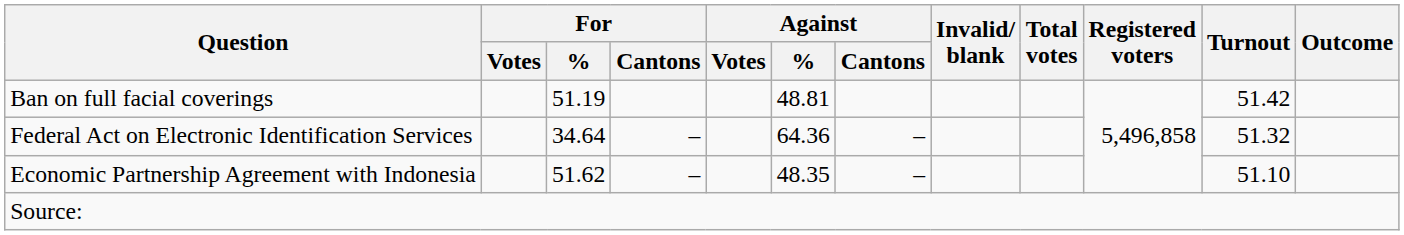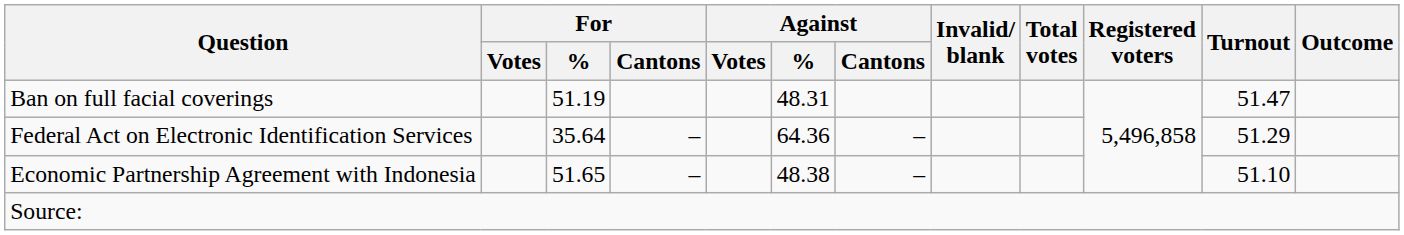(803, 98) 48.81 -> (803, 98) 48.31
(1264, 98) 51.42 -> (1264, 98) 51.47
(579, 135) 34.64 -> (579, 135) 35.64
(1264, 135) 51.32 -> (1264, 135) 51.29
(579, 173) 51.62 -> (579, 173) 51.65
(803, 173) 48.35 -> (803, 173) 48.38
